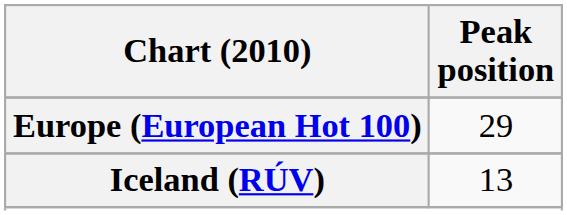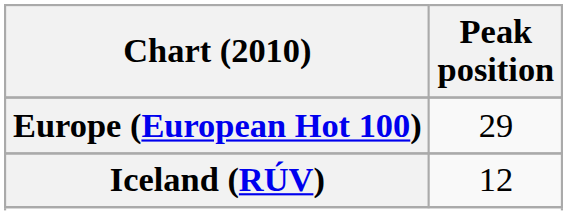(496, 179) 13 -> (496, 179) 12
